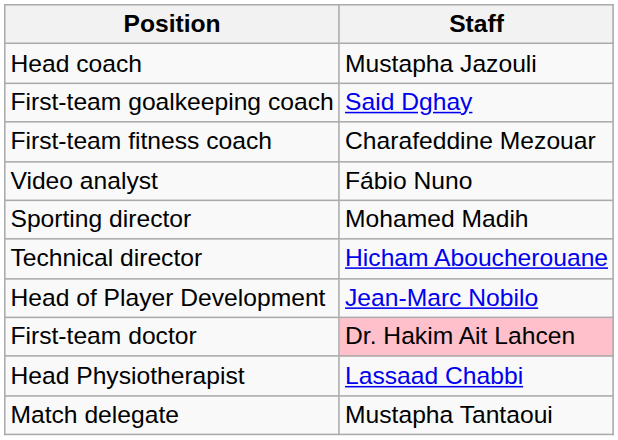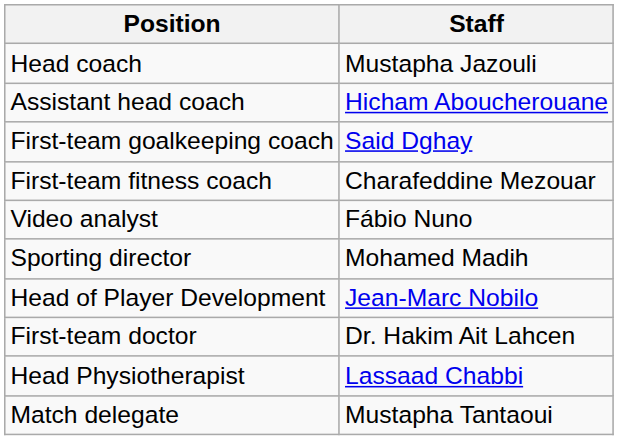+ row: (128, 102)
- row: (106, 258)
(460, 336) pink background -> (460, 336) no background
